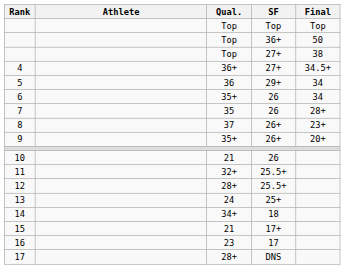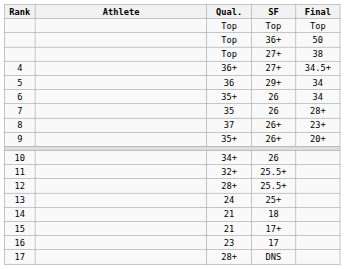(229, 158) 21 -> (229, 158) 34+
(229, 214) 34+ -> (229, 214) 21
